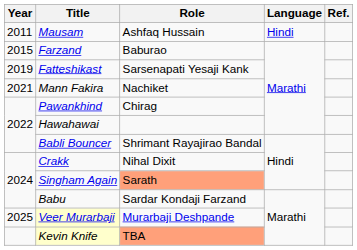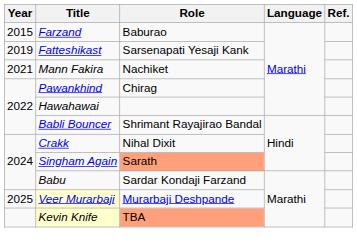- row: (61, 32)
